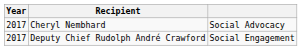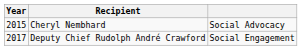(16, 25) 2017 -> (16, 25) 2015
